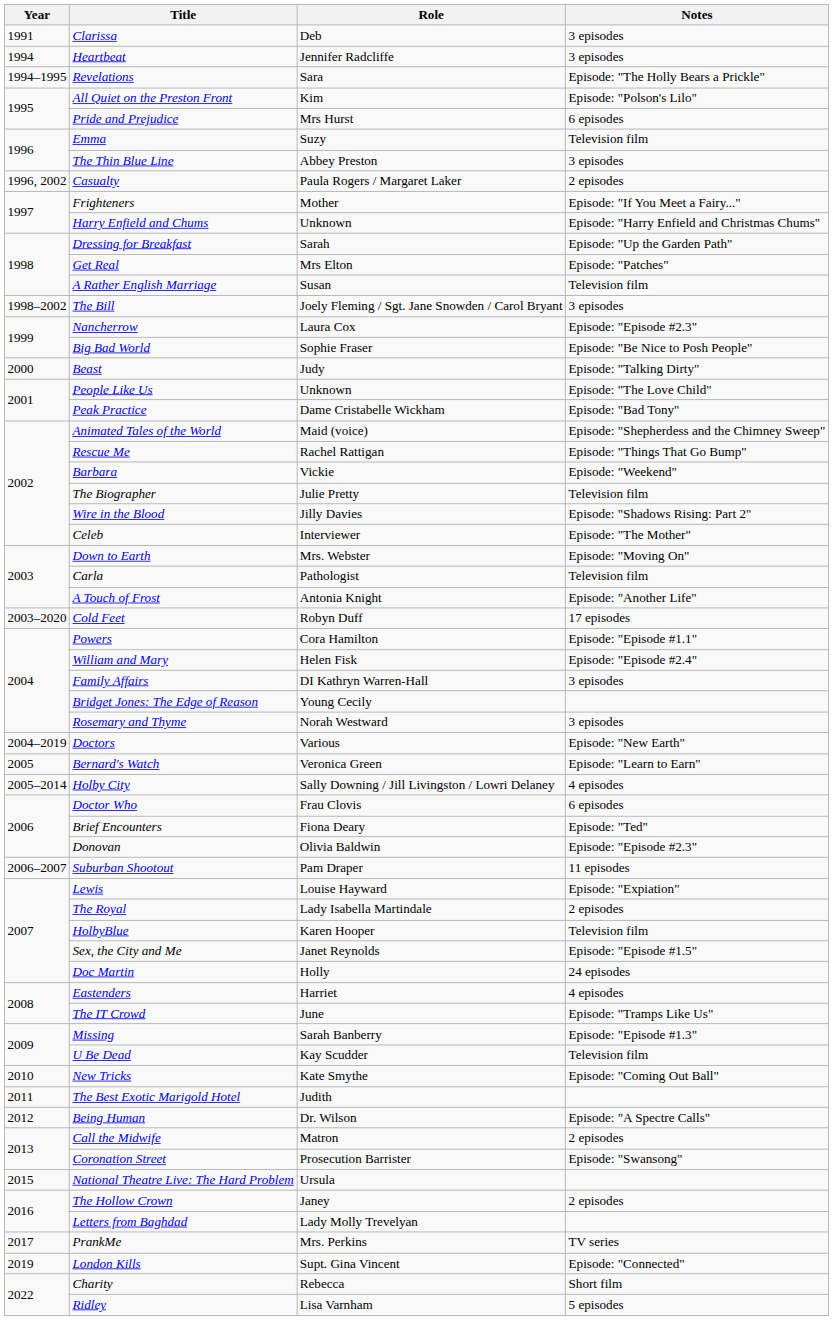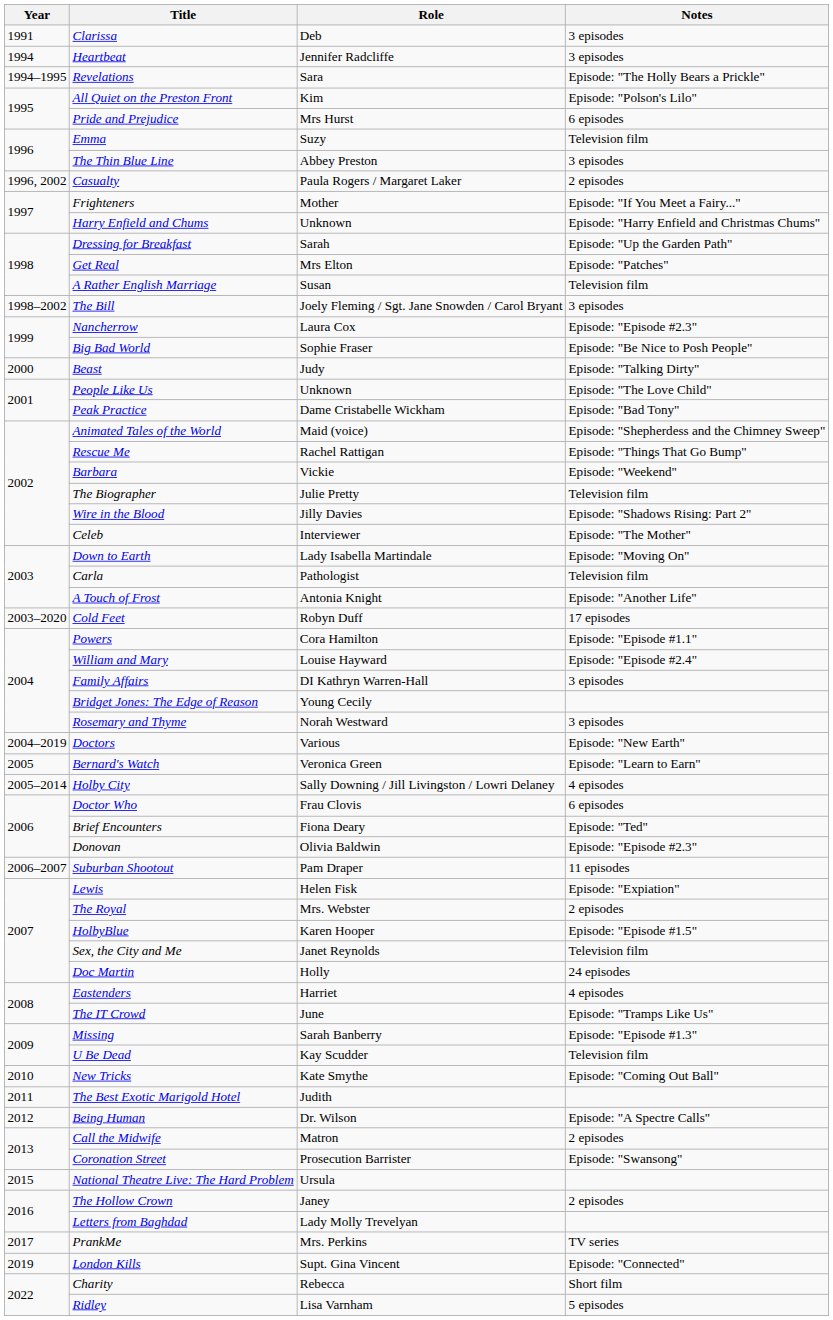(335, 555) Mrs. Webster -> (366, 555) Lady Isabella Martindale
(328, 659) Helen Fisk -> (343, 659) Louise Hayward
(343, 888) Louise Hayward -> (328, 888) Helen Fisk
(366, 909) Lady Isabella Martindale -> (335, 909) Mrs. Webster
(608, 930) Television film -> (633, 930) Episode: "Episode #1.5"
(633, 951) Episode: "Episode #1.5" -> (608, 951) Television film
